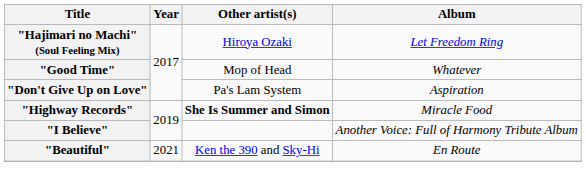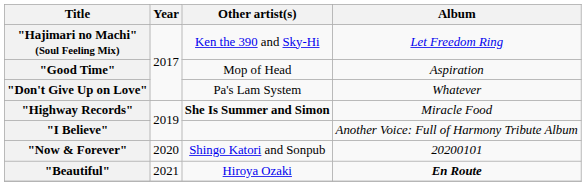(257, 42) Hiroya Ozaki -> (257, 42) Ken the 390 and Sky-Hi
(457, 69) Whatever -> (457, 69) Aspiration
(457, 89) Aspiration -> (457, 89) Whatever
+ row: (77, 150)
(257, 150) Ken the 390 and Sky-Hi -> (257, 171) Hiroya Ozaki
(457, 150) normal -> (457, 171) bold
